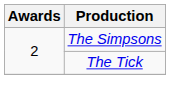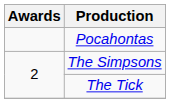+ row: (115, 39)
